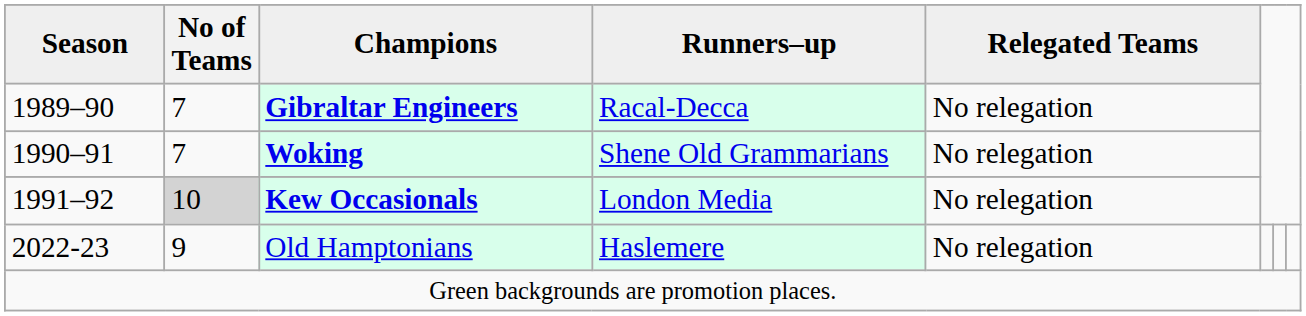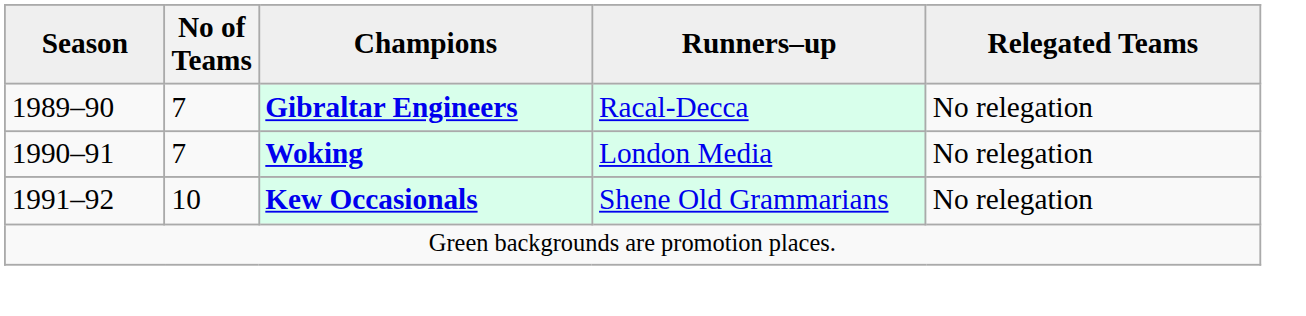(744, 153) Shene Old Grammarians -> (686, 153) London Media
(186, 199) lightgrey background -> (186, 199) no background
(686, 199) London Media -> (744, 199) Shene Old Grammarians
- row: (369, 246)
